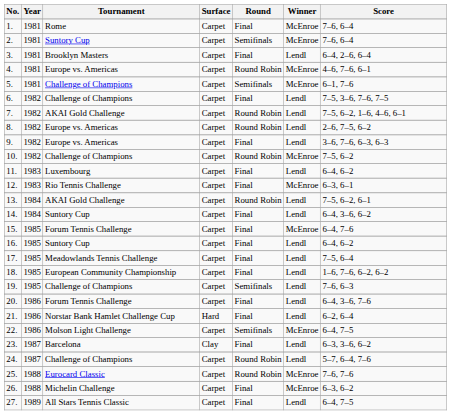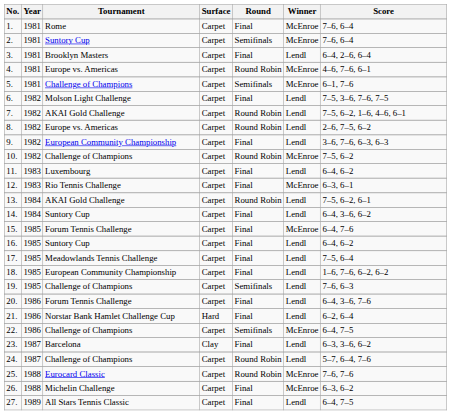(89, 99) Challenge of Champions -> (88, 99) Molson Light Challenge
(82, 142) Europe vs. Americas -> (111, 142) European Community Championship
(88, 330) Molson Light Challenge -> (89, 330) Challenge of Champions
